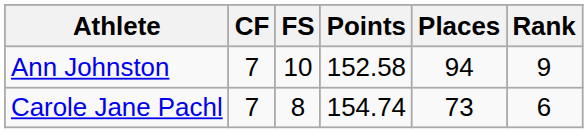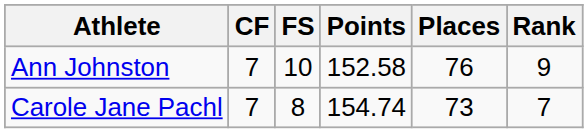(459, 67) 94 -> (459, 67) 76
(544, 108) 6 -> (544, 108) 7
